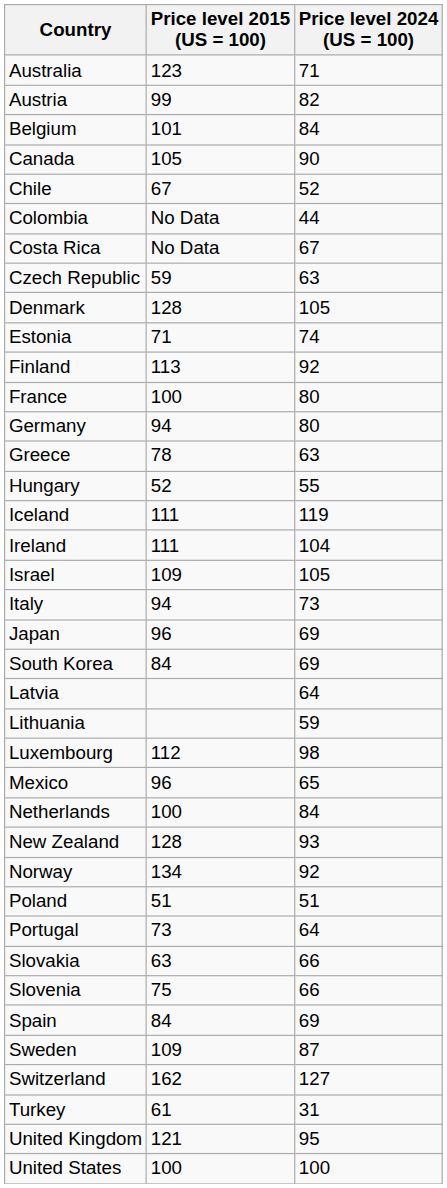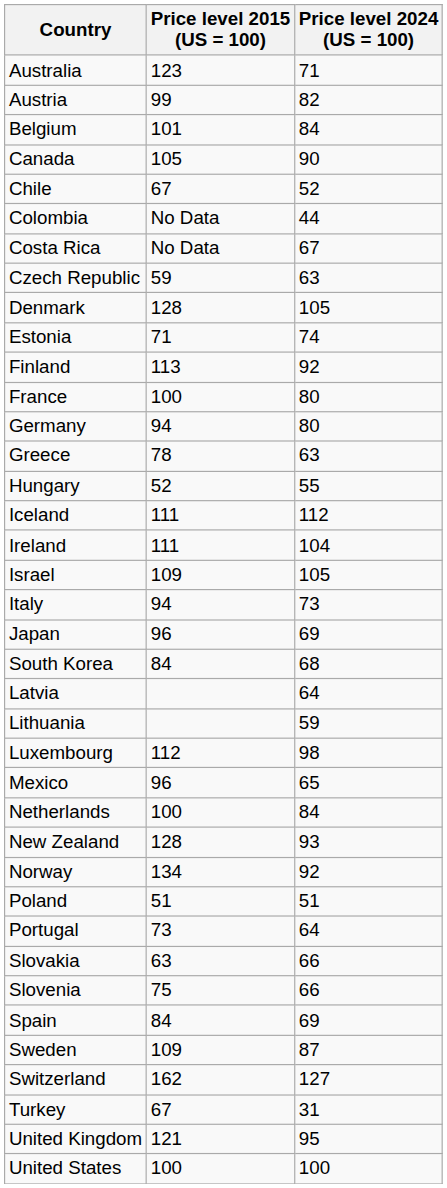(314, 515) 119 -> (314, 515) 112
(309, 663) 69 -> (309, 663) 68
(161, 1109) 61 -> (161, 1109) 67
